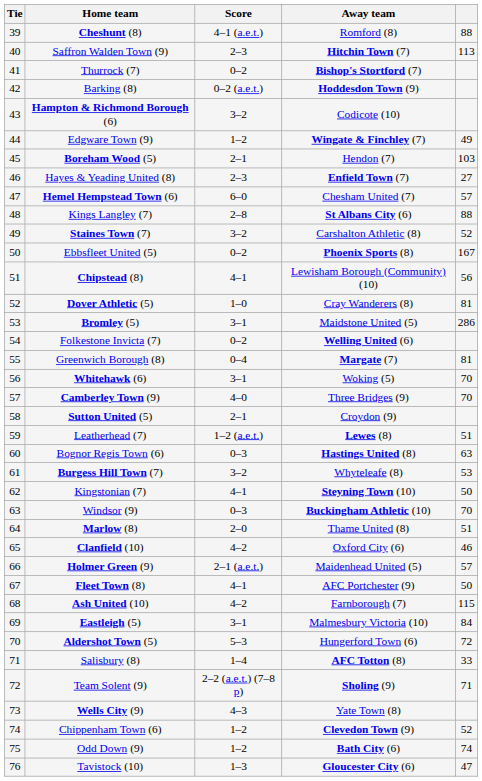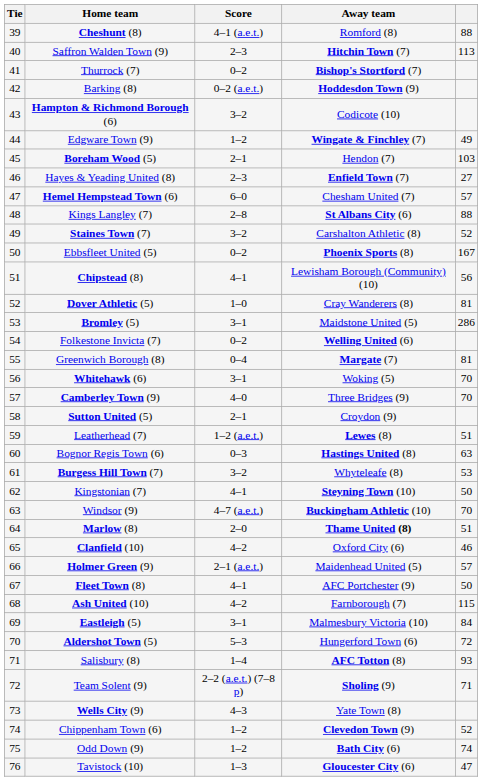(238, 510) 0–3 -> (238, 510) 4–7 (a.e.t.)
(368, 528) normal -> (368, 528) bold
(466, 660) 33 -> (466, 660) 93
